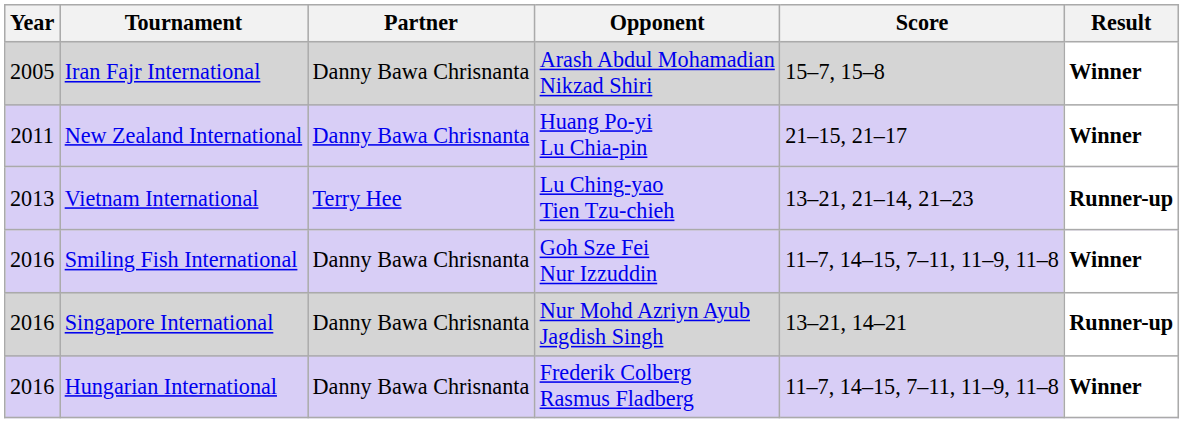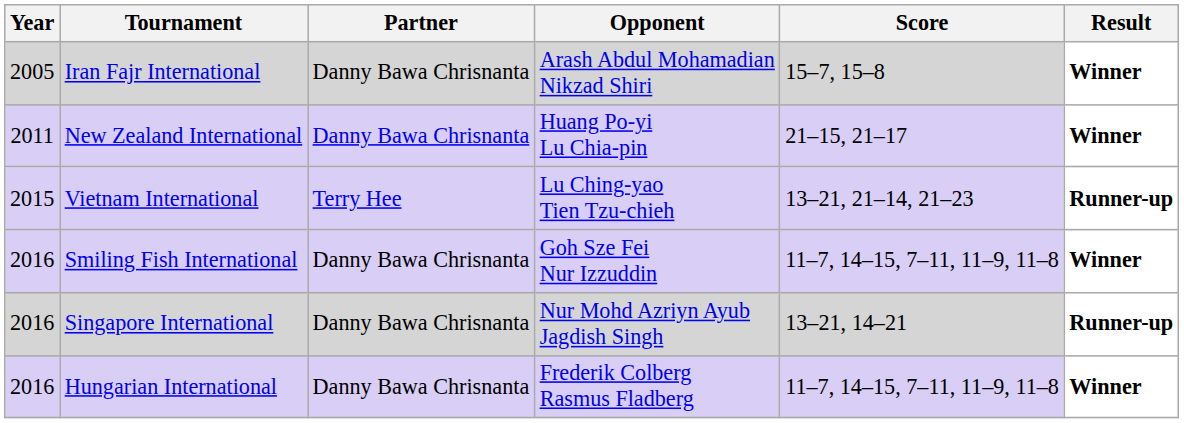(32, 198) 2013 -> (32, 198) 2015
